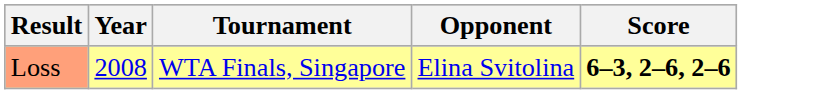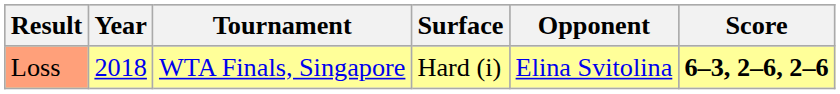+ column: (461, 25)
(121, 66) 2008 -> (121, 66) 2018
